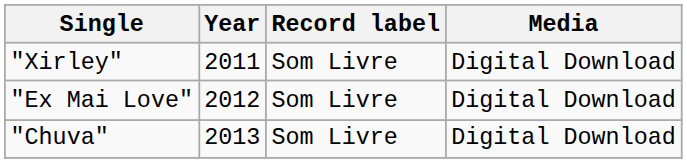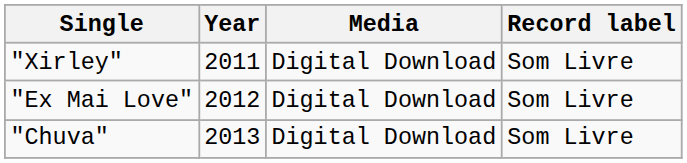columns swapped: (356, 24) <-> (564, 24)
